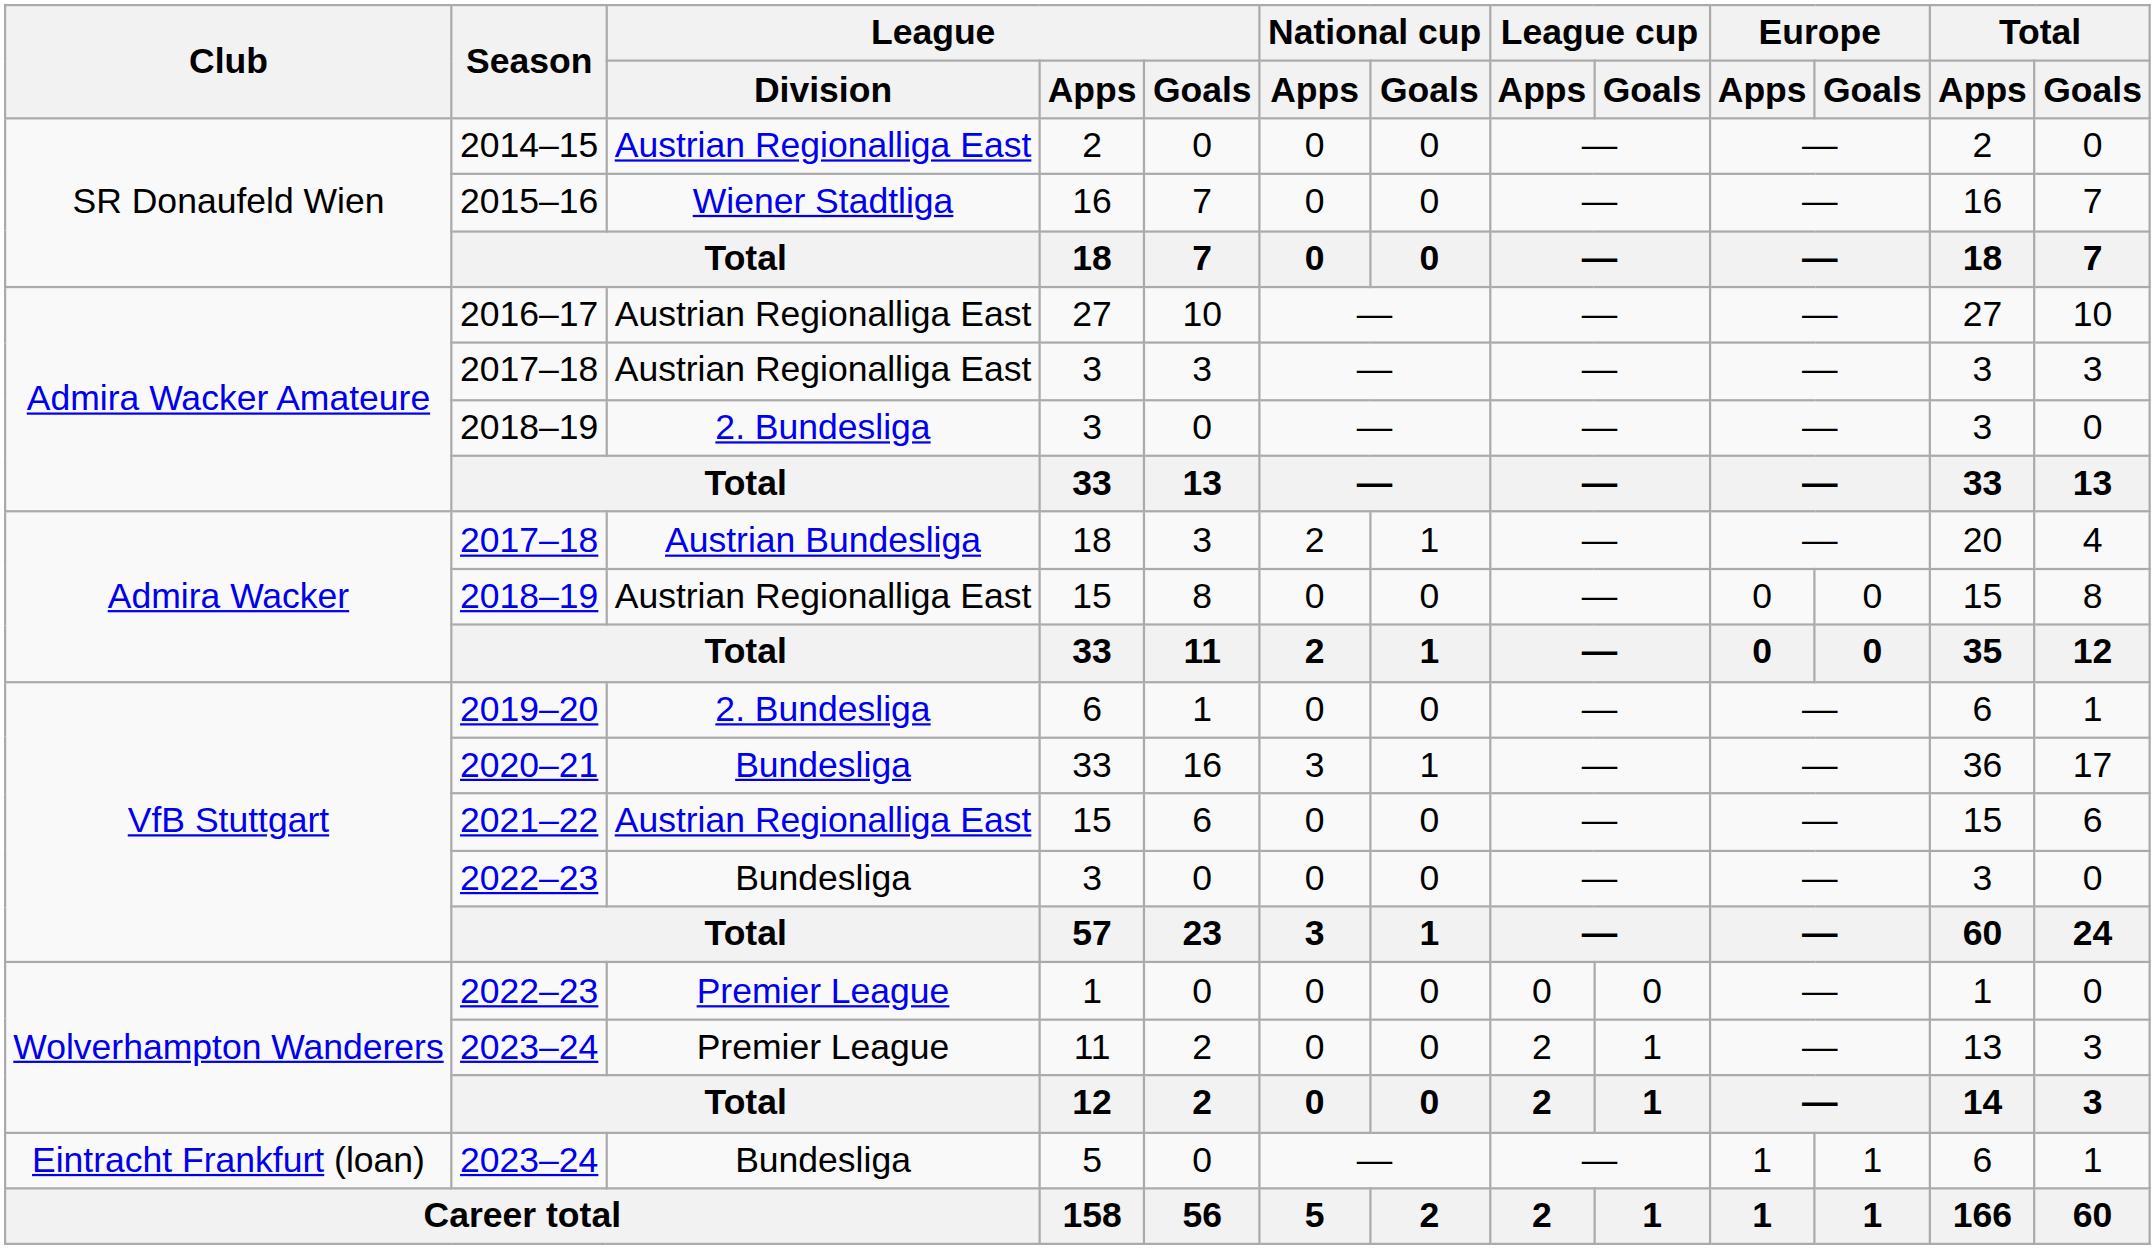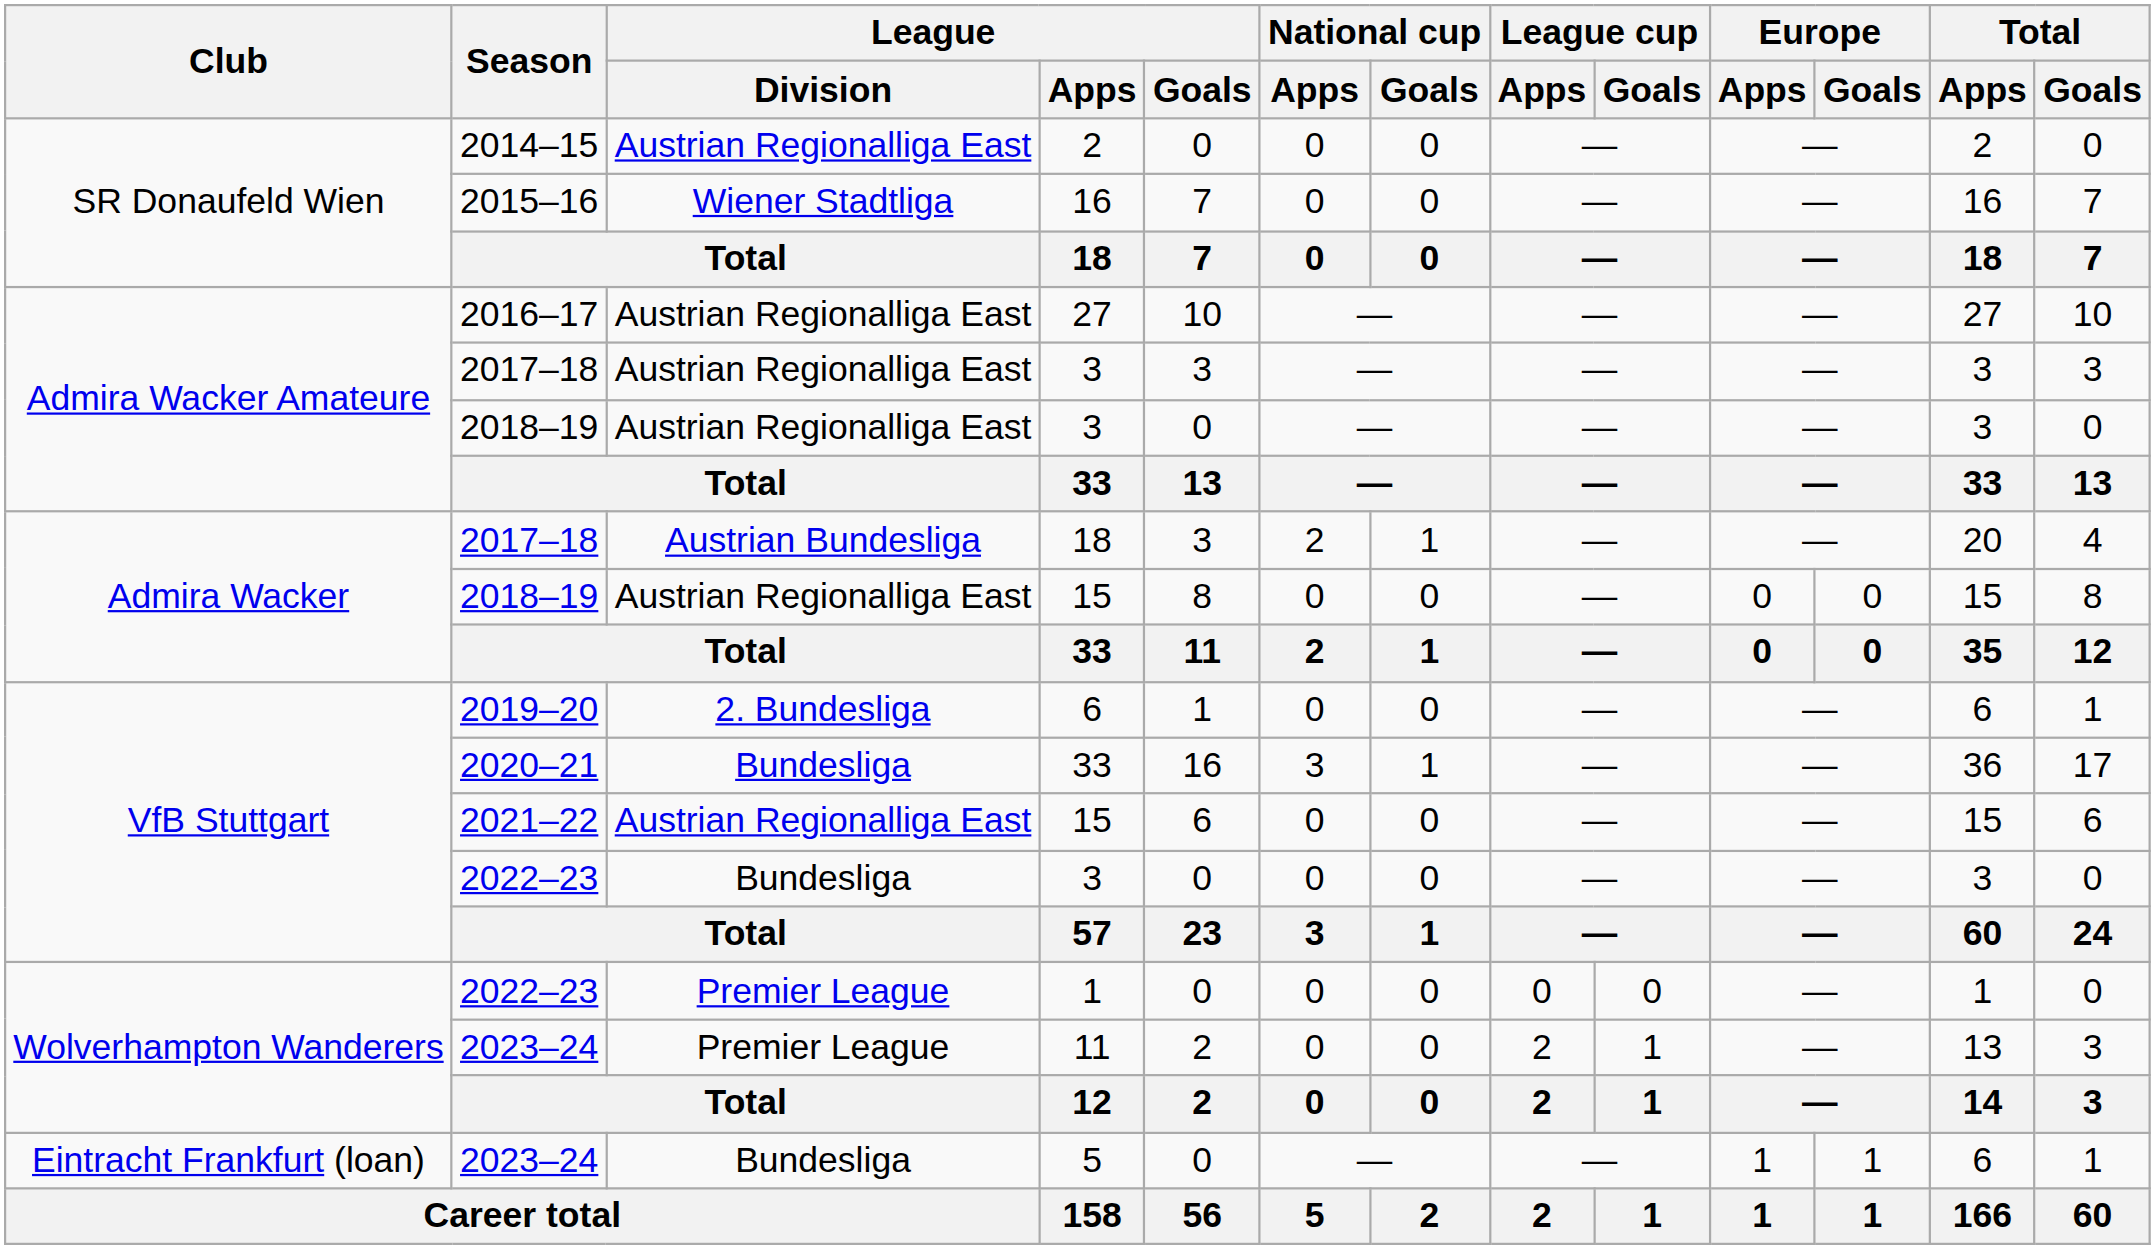(823, 426) 2. Bundesliga -> (823, 426) Austrian Regionalliga East
